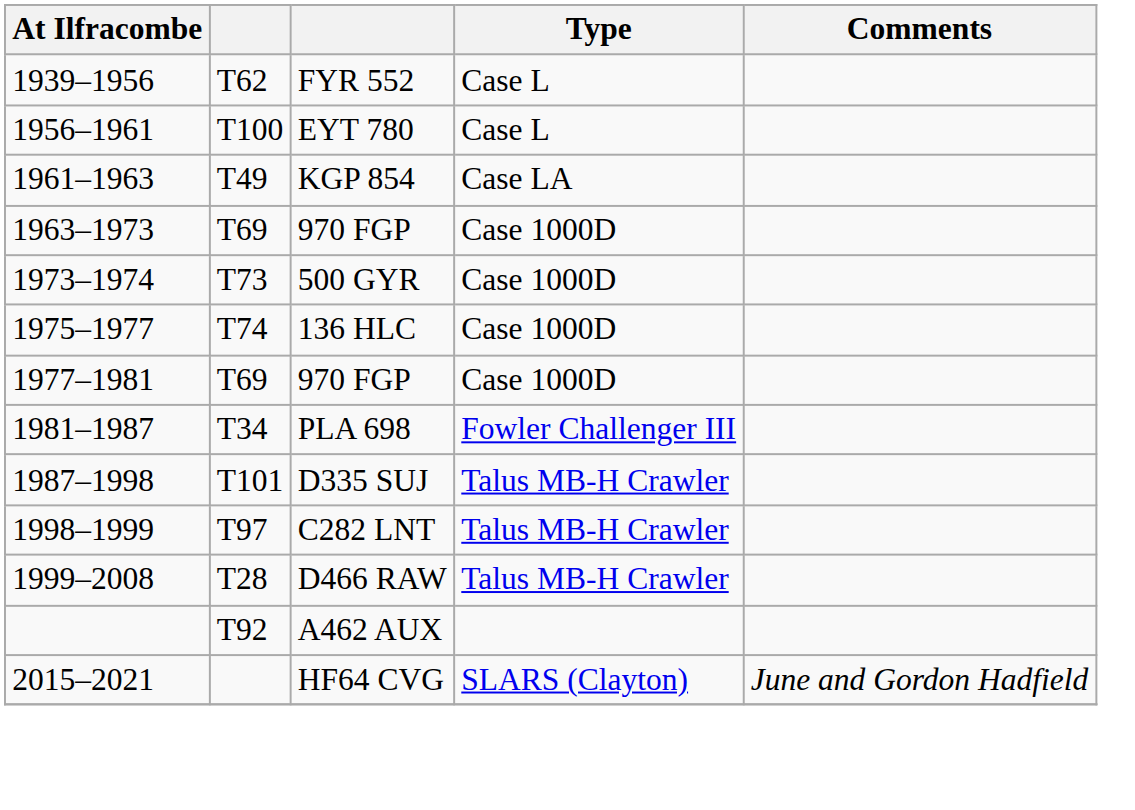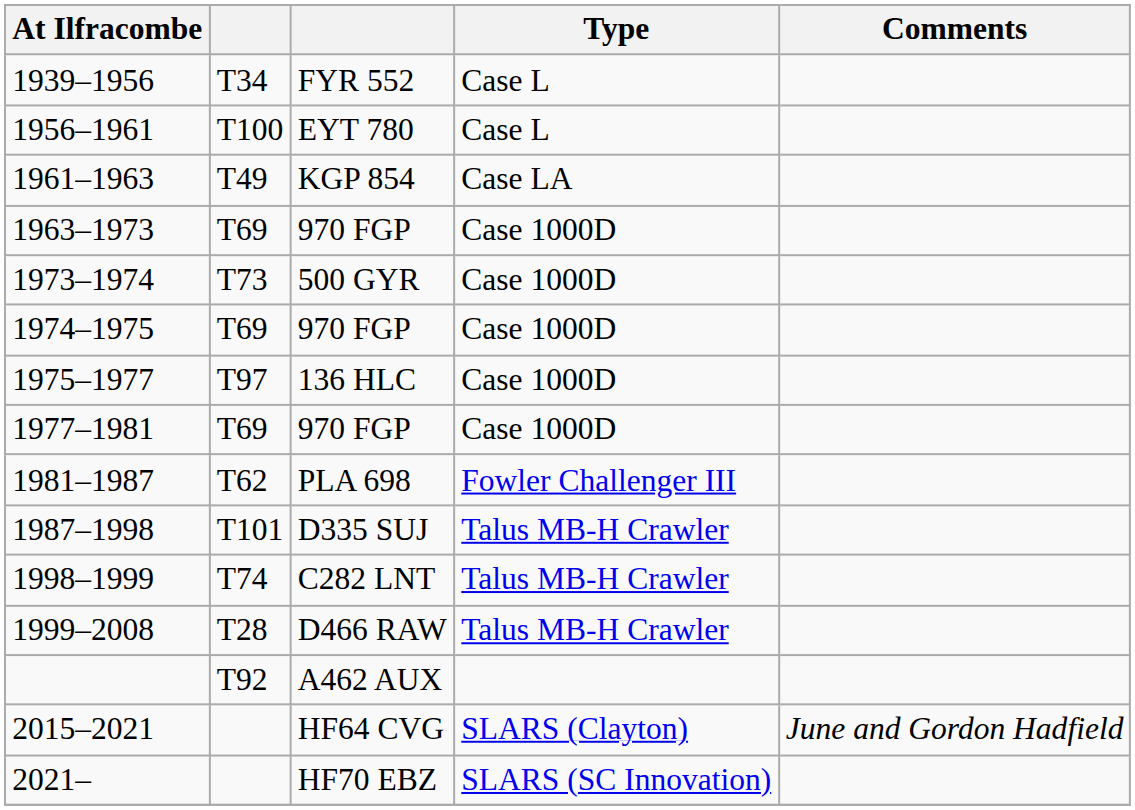(242, 79) T62 -> (242, 79) T34
+ row: (83, 329)
(242, 329) T74 -> (242, 379) T97
(242, 429) T34 -> (242, 479) T62
(242, 529) T97 -> (242, 579) T74
+ row: (52, 779)
